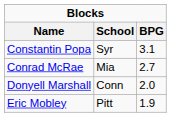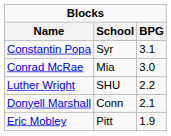(147, 67) 2.7 -> (147, 67) 3.0
+ row: (41, 85)
(147, 85) 2.0 -> (147, 103) 2.1
